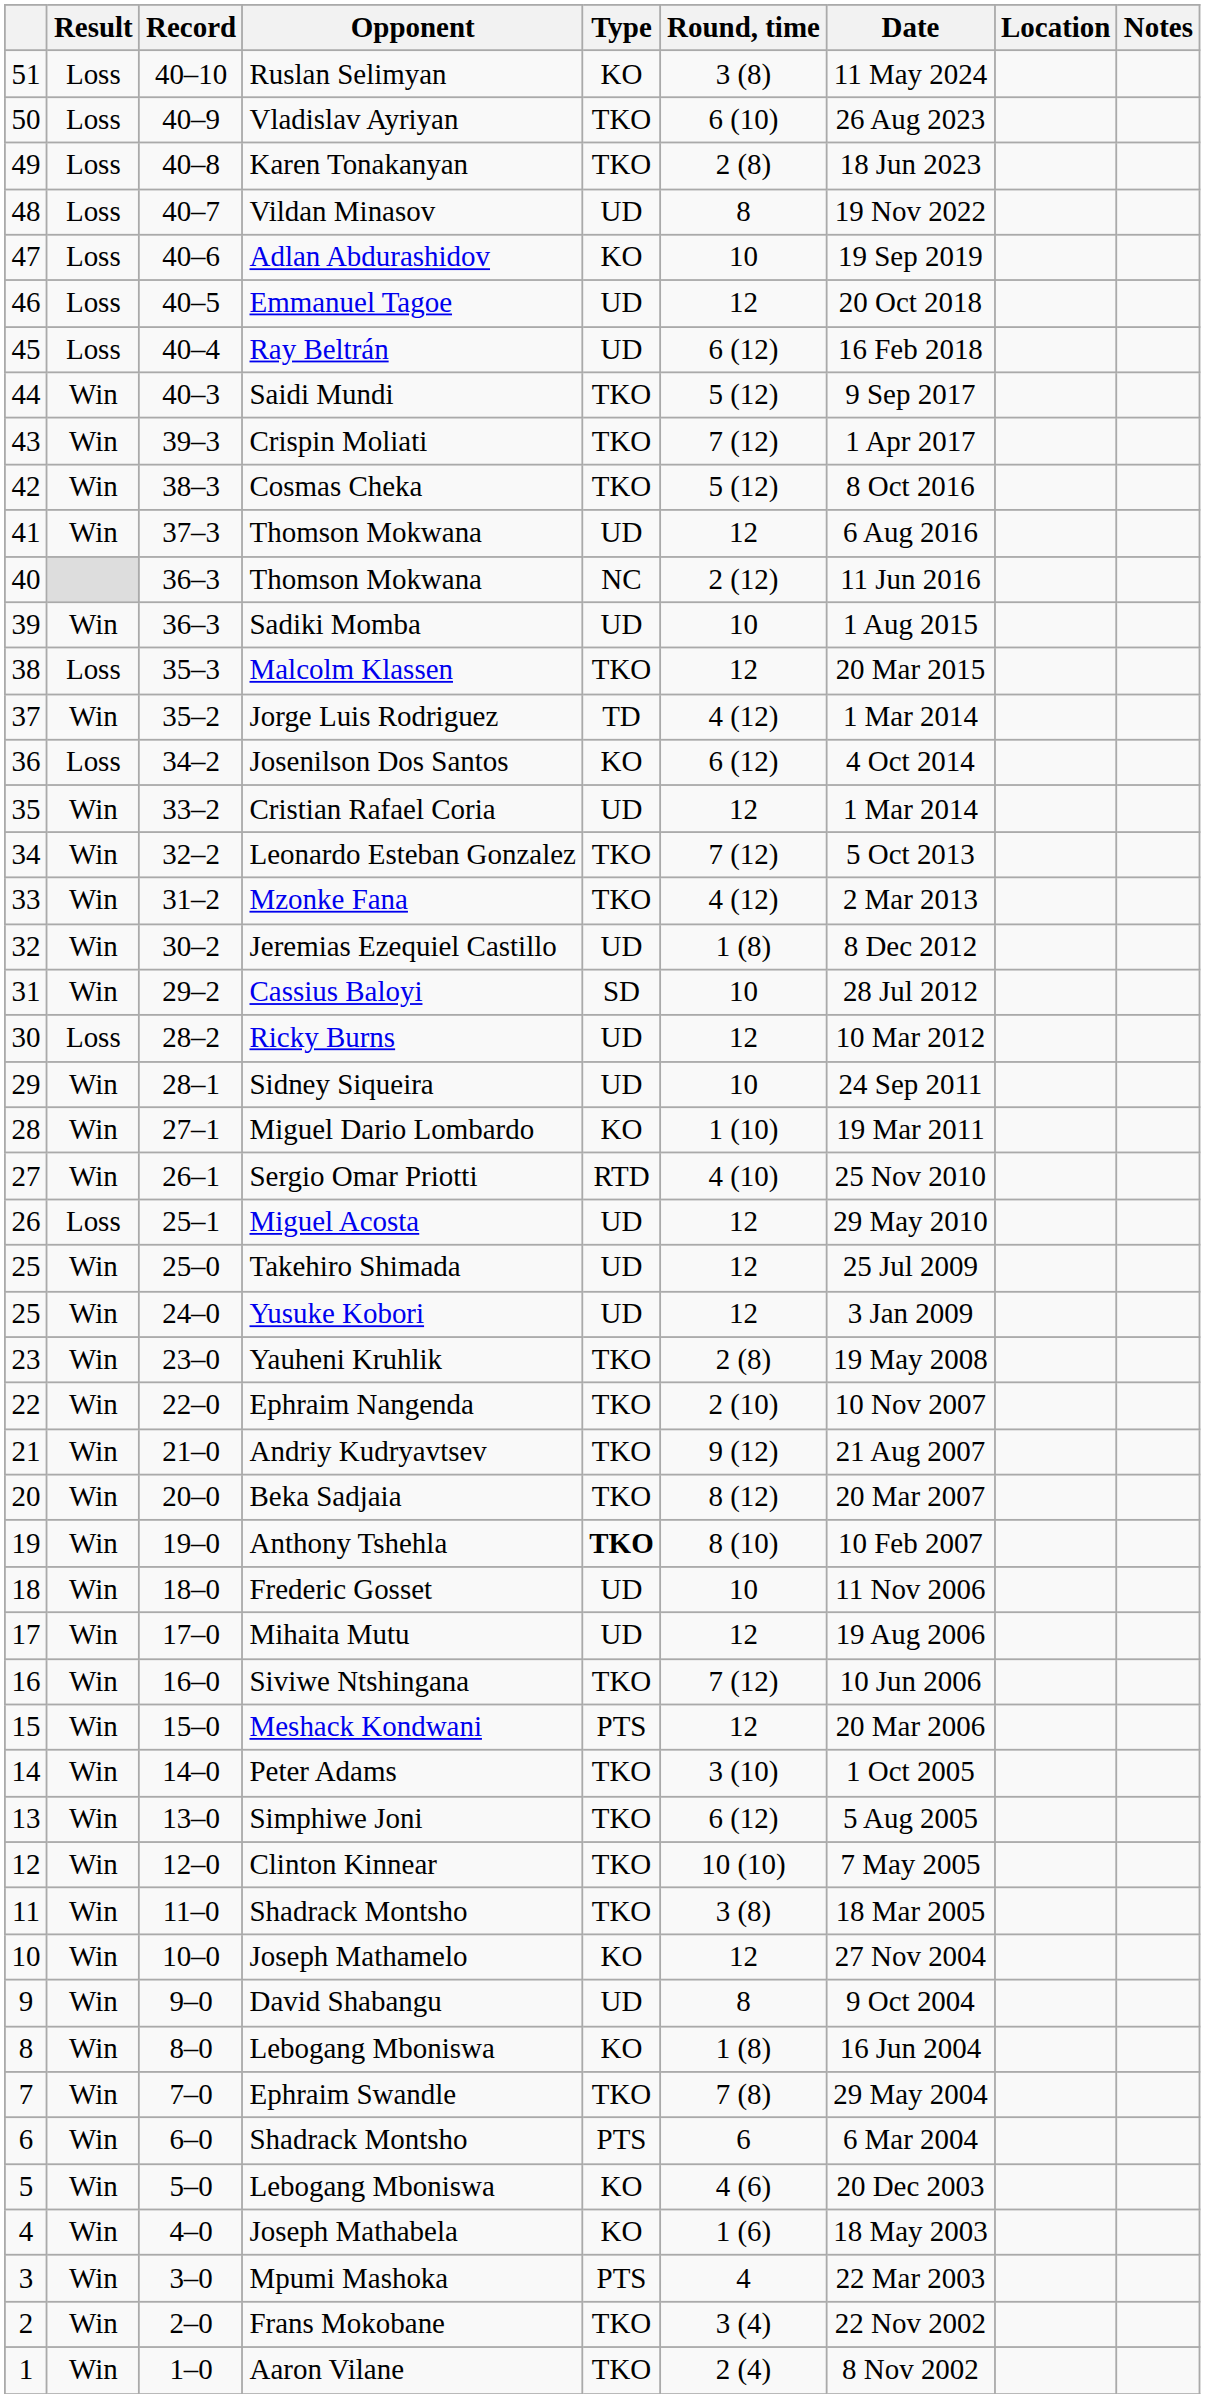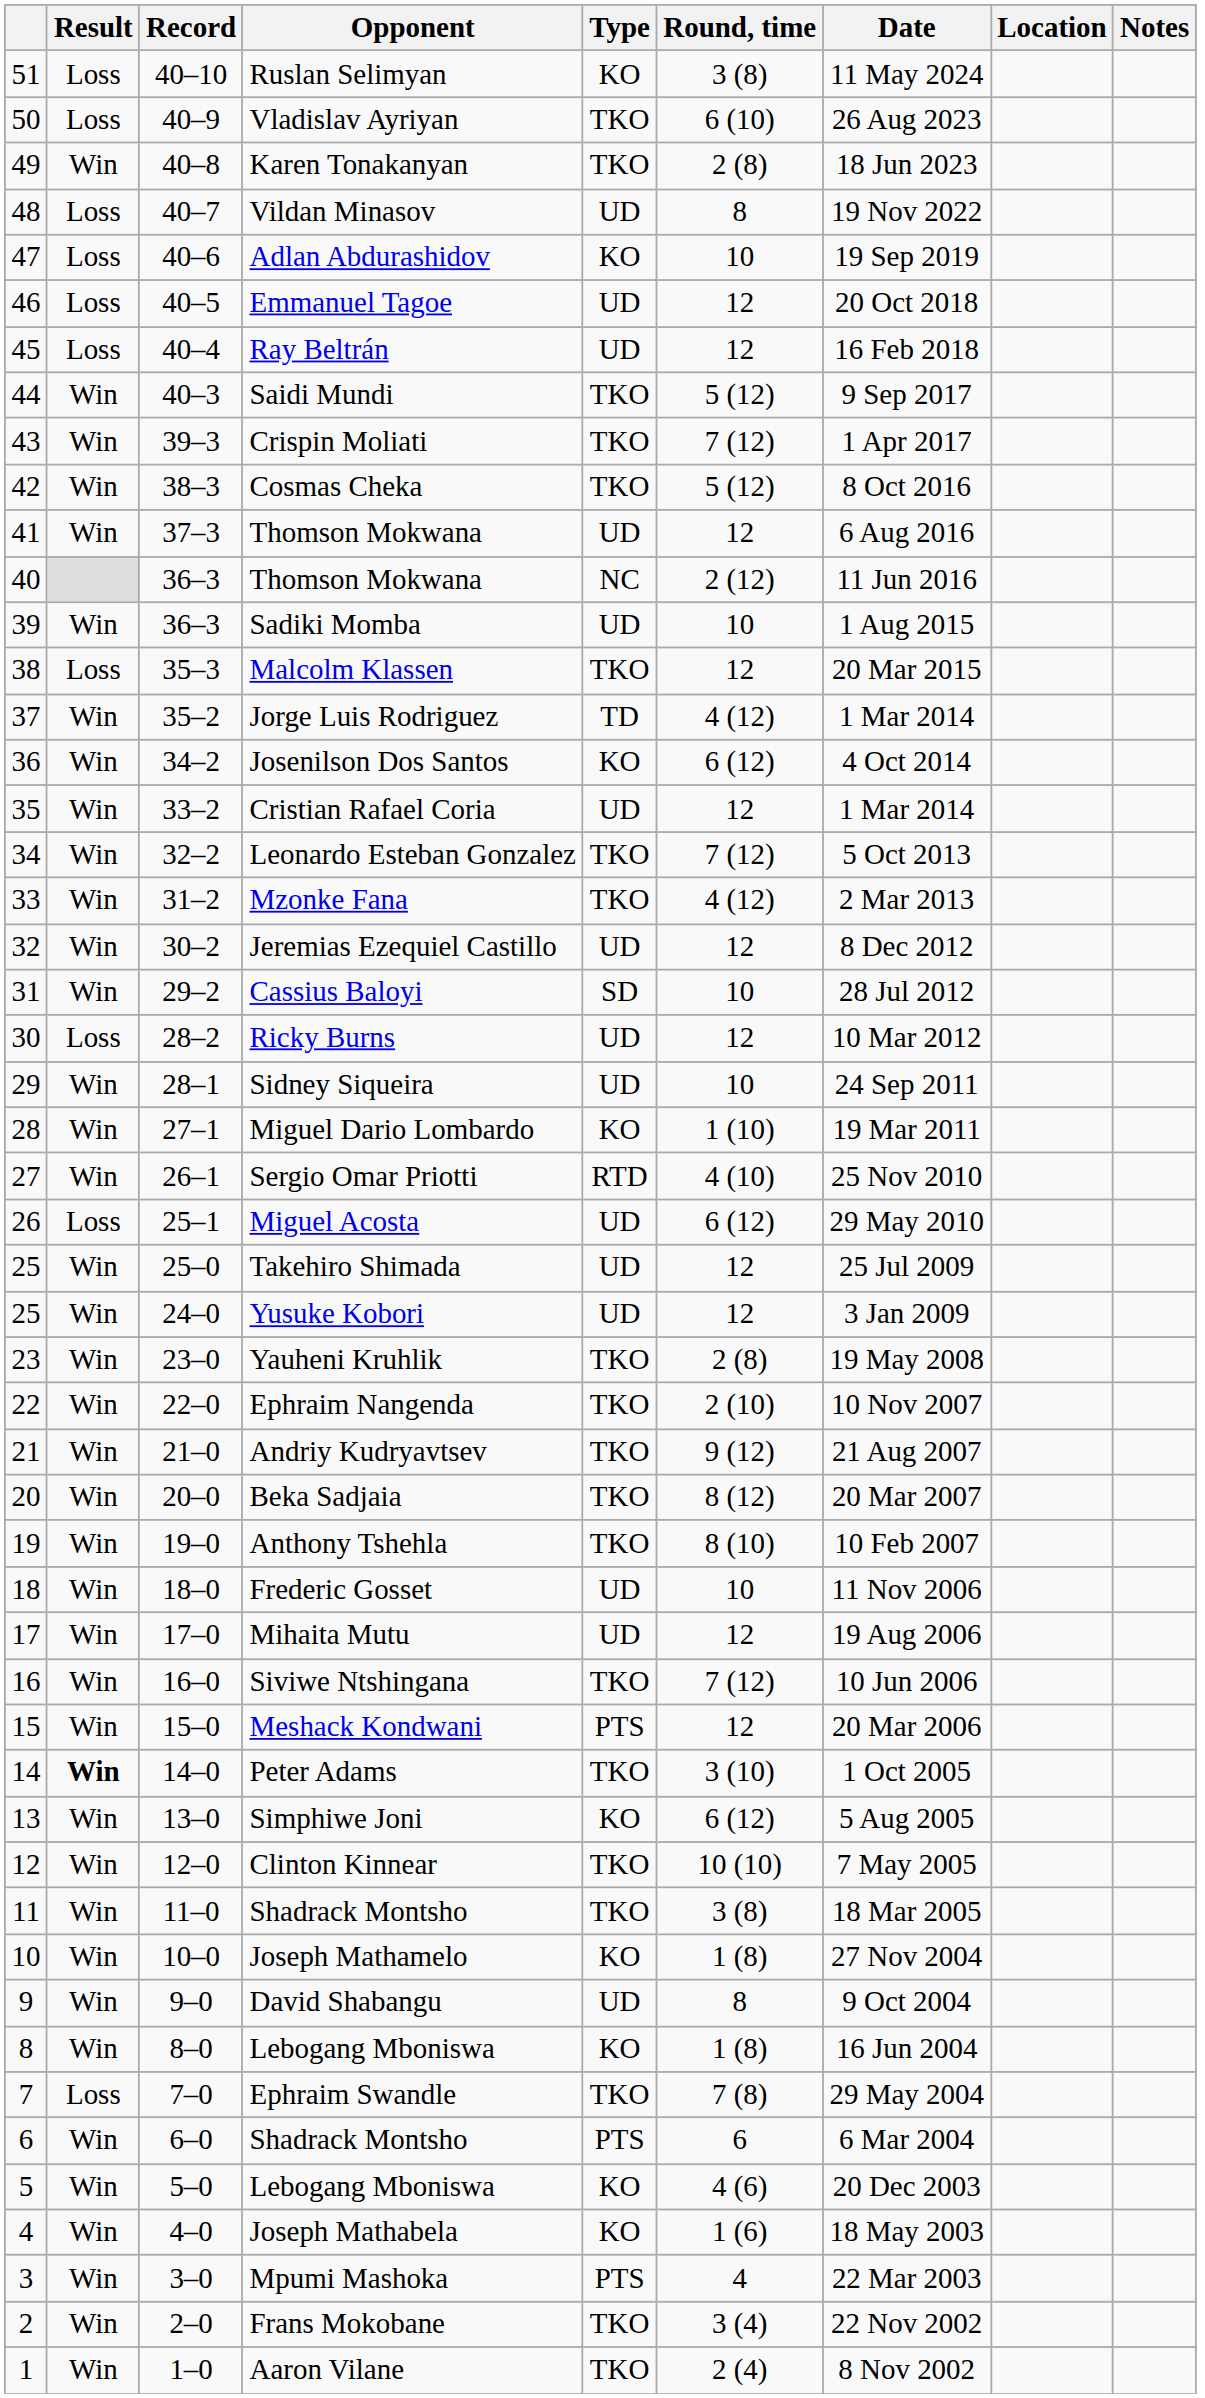(93, 165) Loss -> (93, 165) Win
(743, 348) 6 (12) -> (740, 348) 12
(93, 762) Loss -> (93, 762) Win
(743, 946) 1 (8) -> (740, 946) 12
(743, 1221) 12 -> (740, 1221) 6 (12)
(621, 1543) bold -> (620, 1543) normal
(93, 1772) normal -> (93, 1772) bold
(621, 1818) TKO -> (620, 1818) KO
(743, 1956) 12 -> (740, 1956) 1 (8)
(93, 2094) Win -> (93, 2094) Loss
